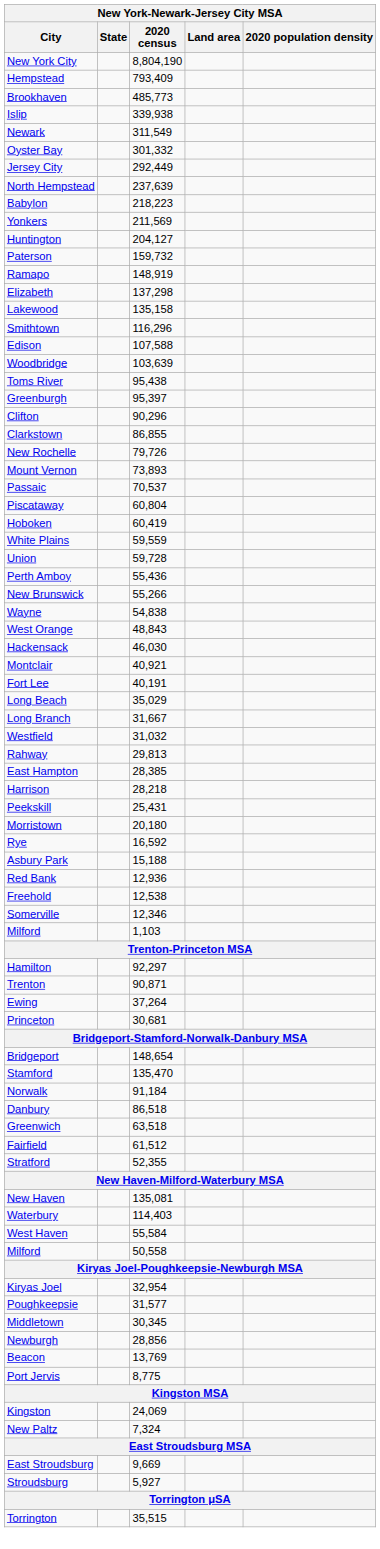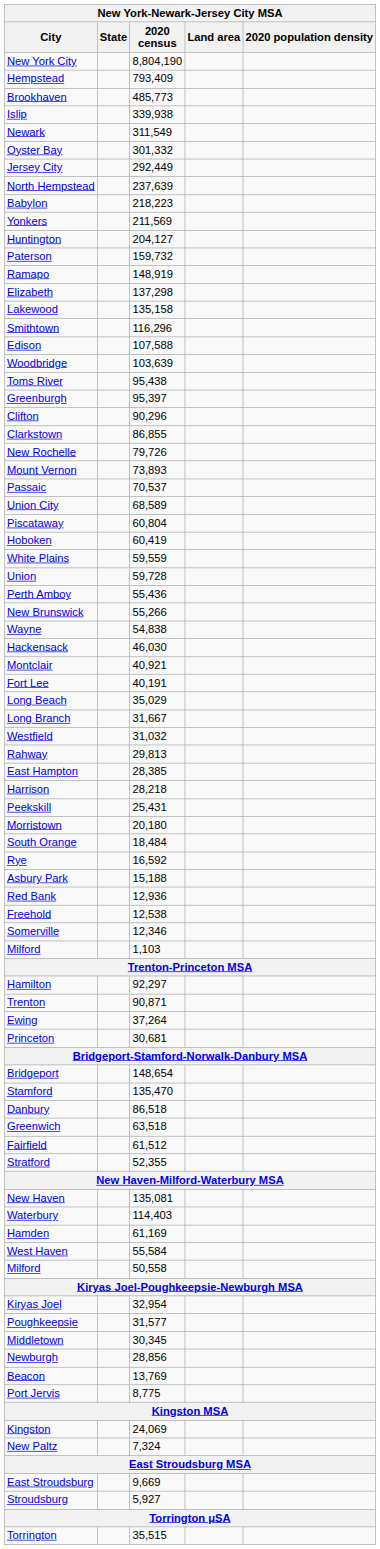+ row: (33, 505)
- row: (40, 629)
+ row: (42, 843)
- row: (27, 1091)
+ row: (28, 1233)
